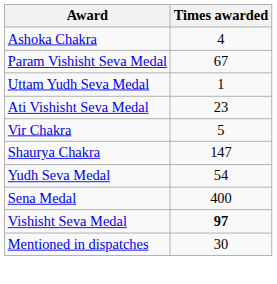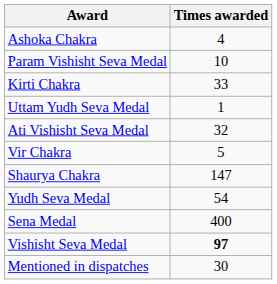(221, 61) 67 -> (221, 61) 10
+ row: (44, 84)
(221, 107) 23 -> (221, 130) 32
